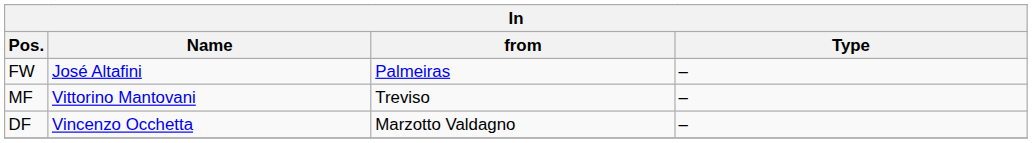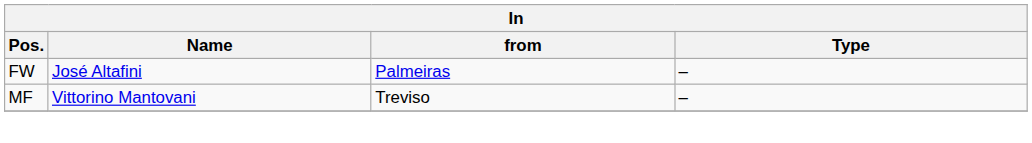- row: (20, 125)
